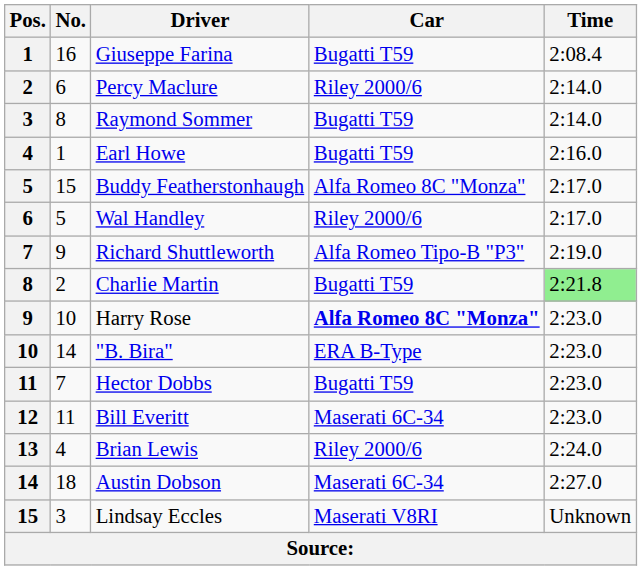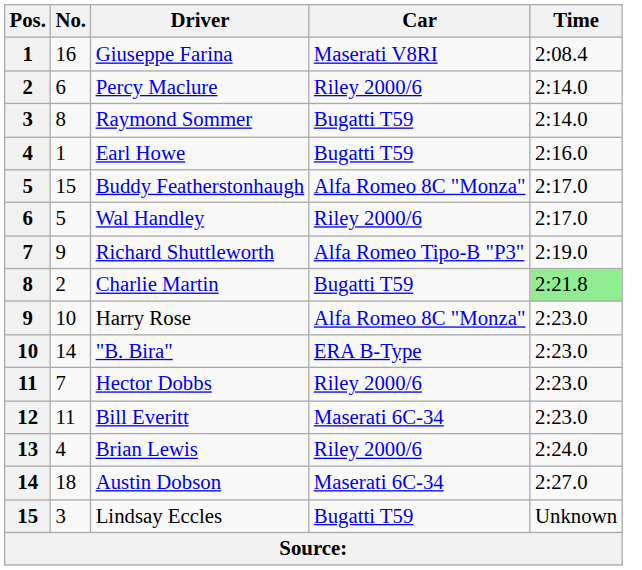(364, 53) Bugatti T59 -> (376, 53) Maserati V8RI
(427, 317) bold -> (420, 317) normal
(364, 383) Bugatti T59 -> (368, 383) Riley 2000/6
(376, 515) Maserati V8RI -> (364, 515) Bugatti T59
